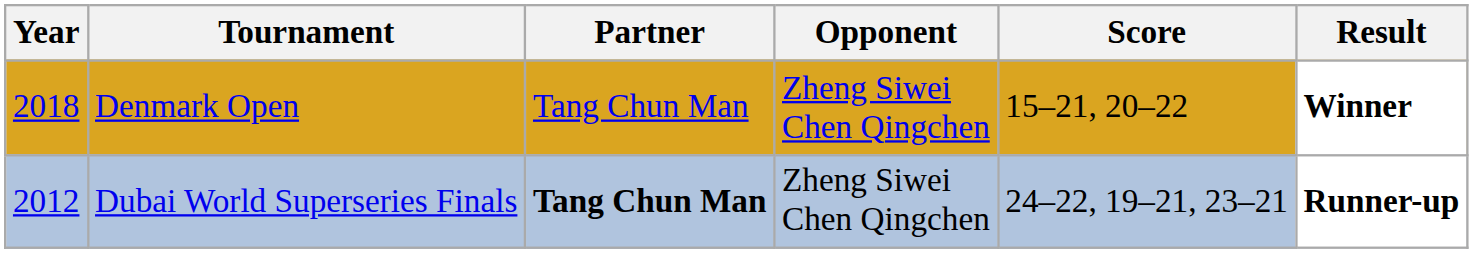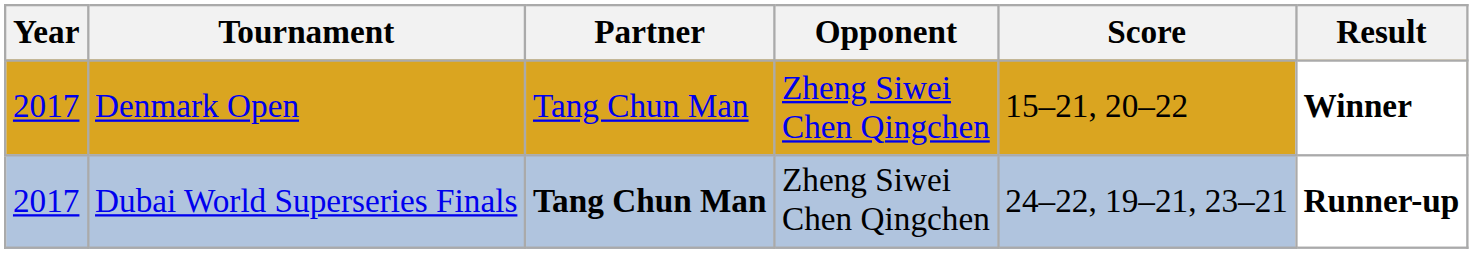(46, 106) 2018 -> (46, 106) 2017
(46, 200) 2012 -> (46, 200) 2017
